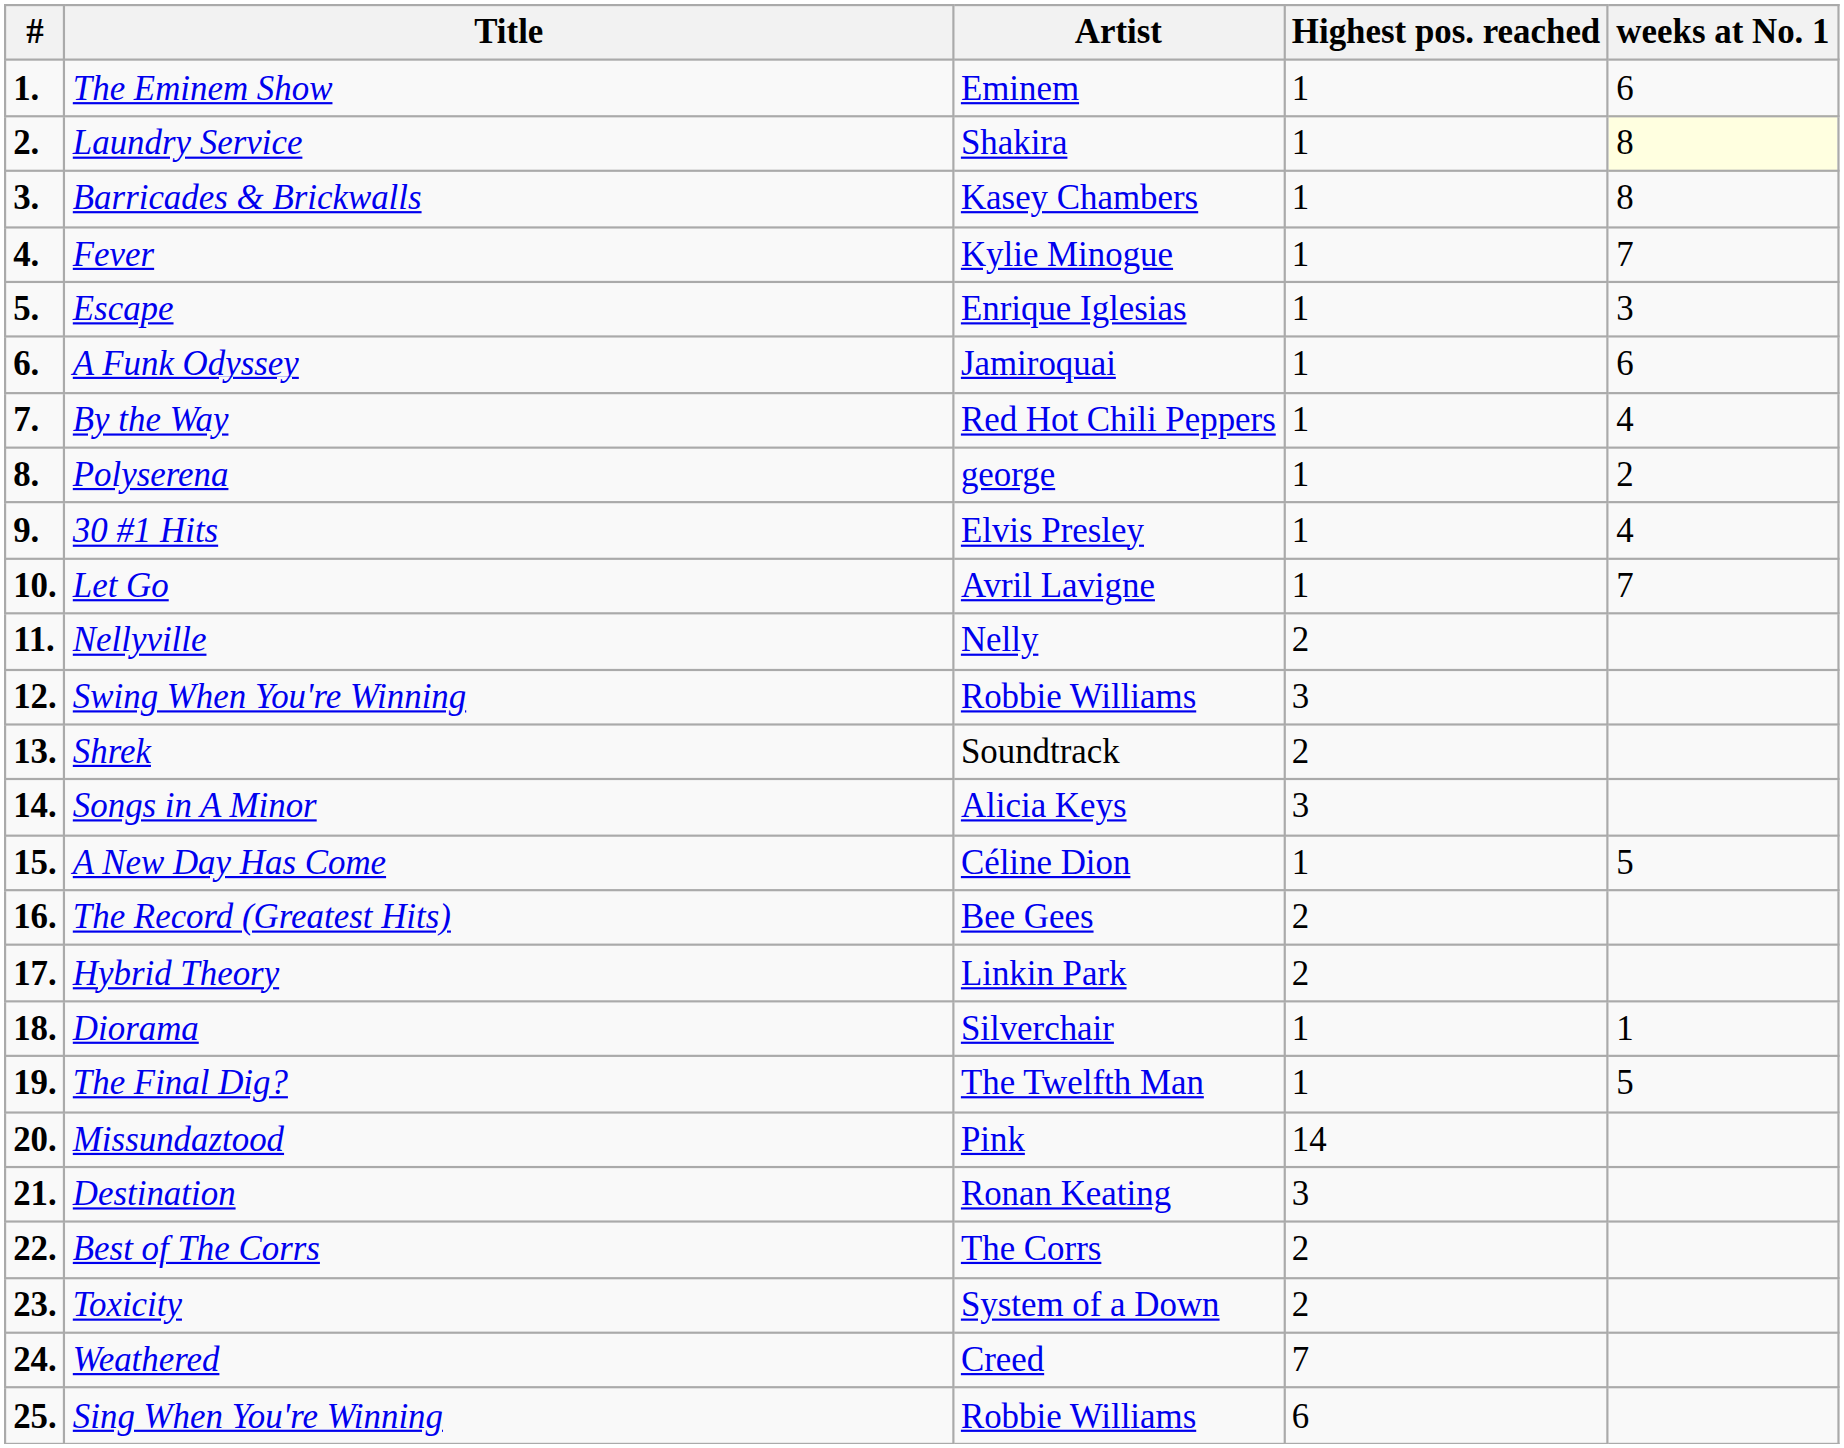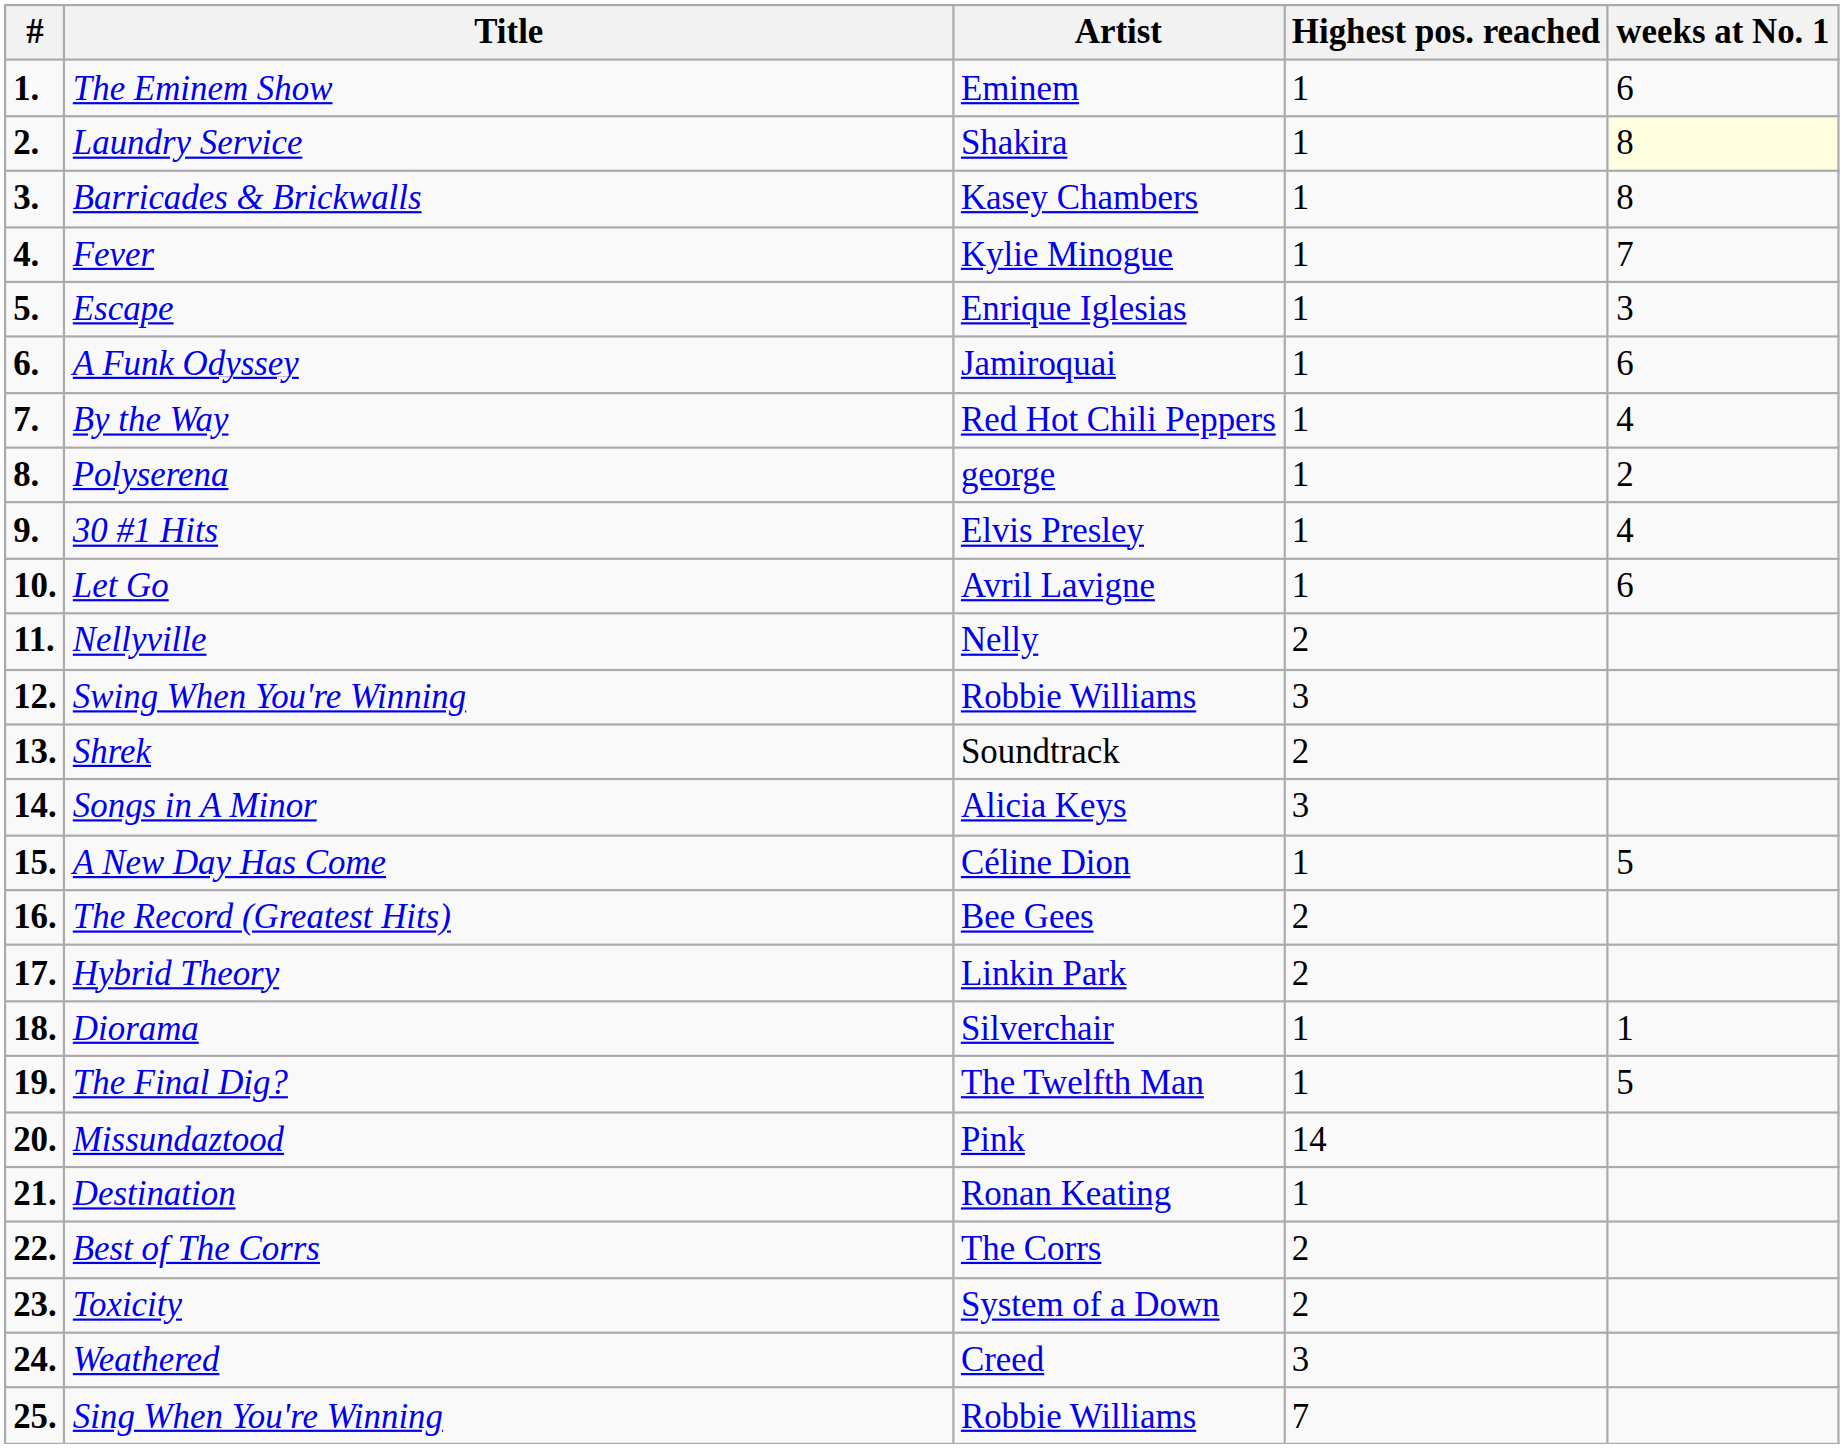(1625, 585) 7 -> (1625, 585) 6
(1301, 1193) 3 -> (1301, 1193) 1
(1301, 1359) 7 -> (1301, 1359) 3
(1301, 1415) 6 -> (1301, 1415) 7
